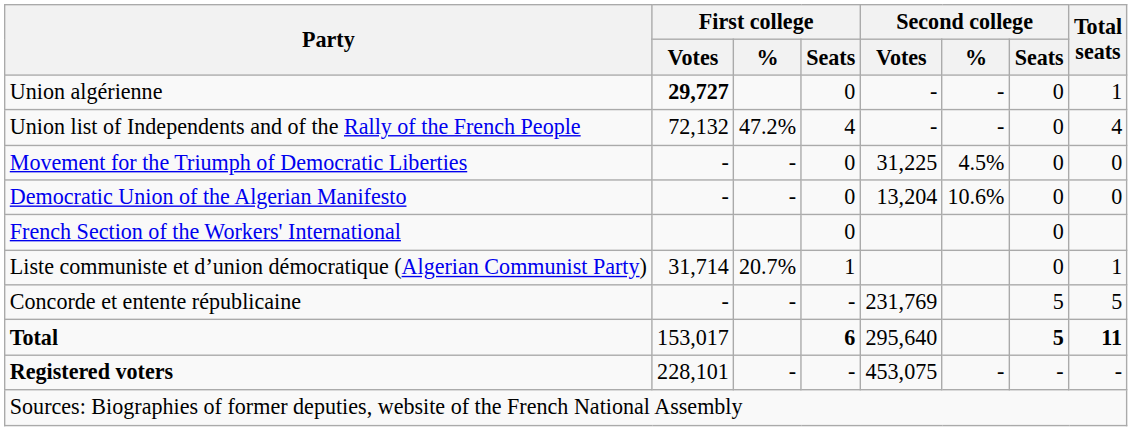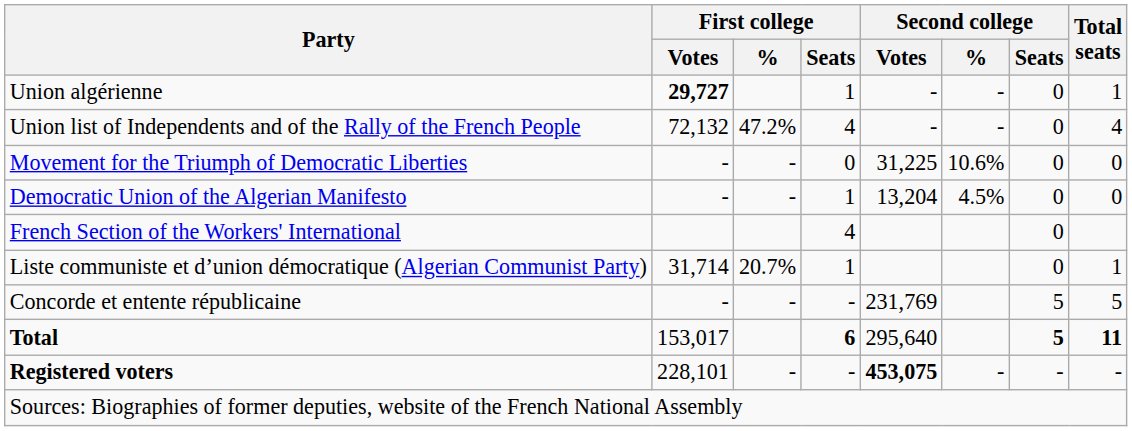(850, 92) 0 -> (850, 92) 1
(981, 162) 4.5% -> (976, 162) 10.6%
(850, 197) 0 -> (850, 197) 1
(976, 197) 10.6% -> (981, 197) 4.5%
(850, 232) 0 -> (850, 232) 4
(901, 372) normal -> (901, 372) bold
